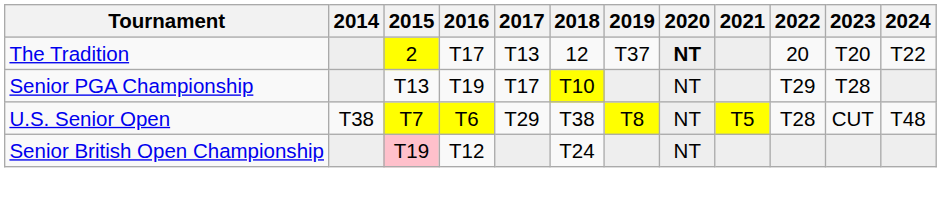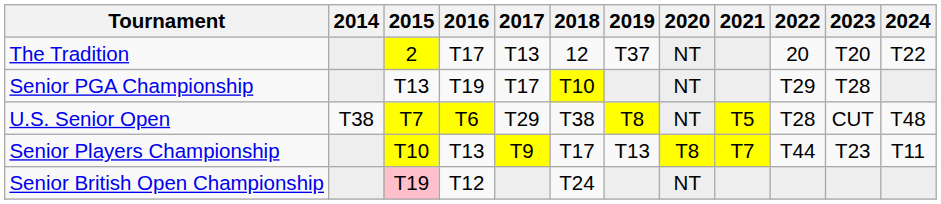(687, 54) bold -> (687, 54) normal
+ row: (144, 151)
